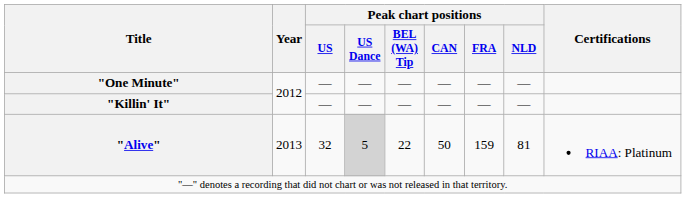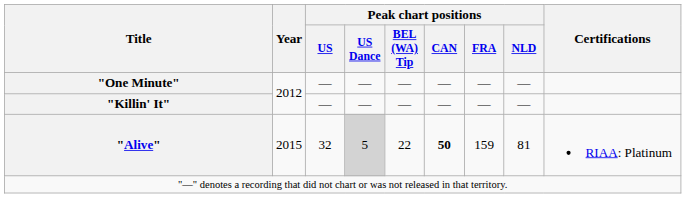(289, 145) 2013 -> (289, 145) 2015
(444, 145) normal -> (444, 145) bold
